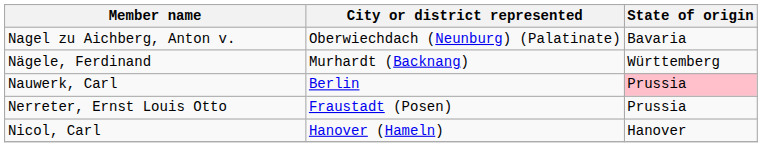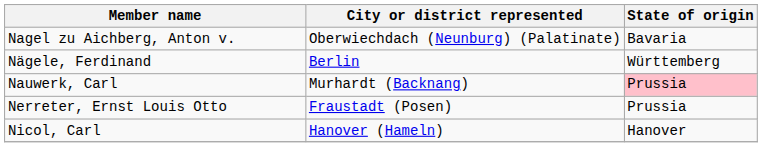(389, 62) Murhardt (Backnang) -> (334, 62) Berlin
(334, 85) Berlin -> (389, 85) Murhardt (Backnang)
